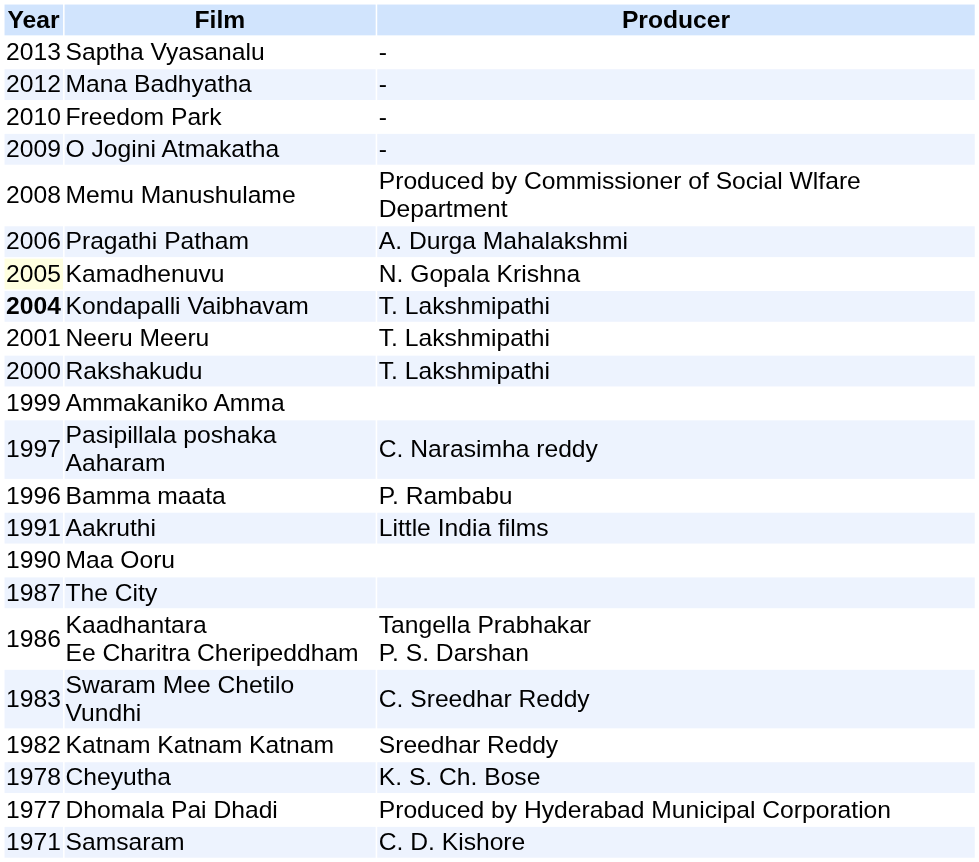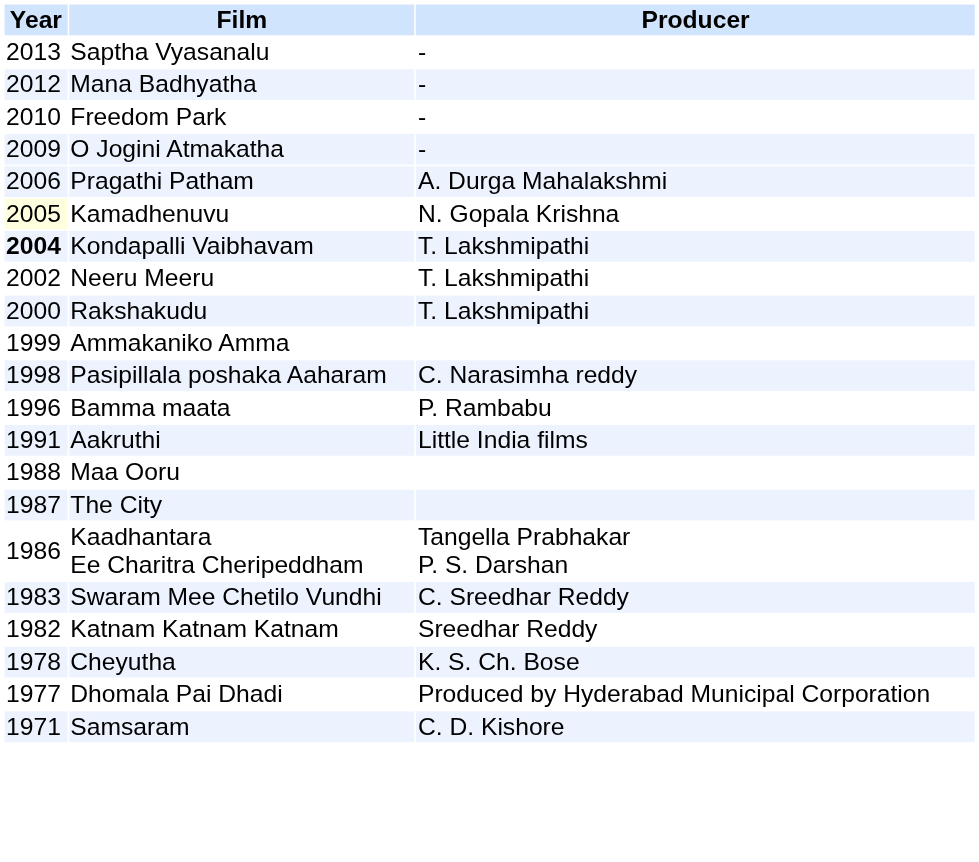- row: (181, 195)
(33, 338) 2001 -> (33, 278) 2002
(33, 449) 1997 -> (33, 375) 1998
(33, 560) 1990 -> (33, 472) 1988
